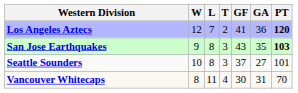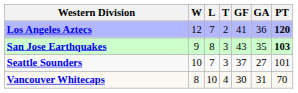(212, 63) 8 -> (212, 63) 7
(212, 79) 11 -> (212, 79) 10
